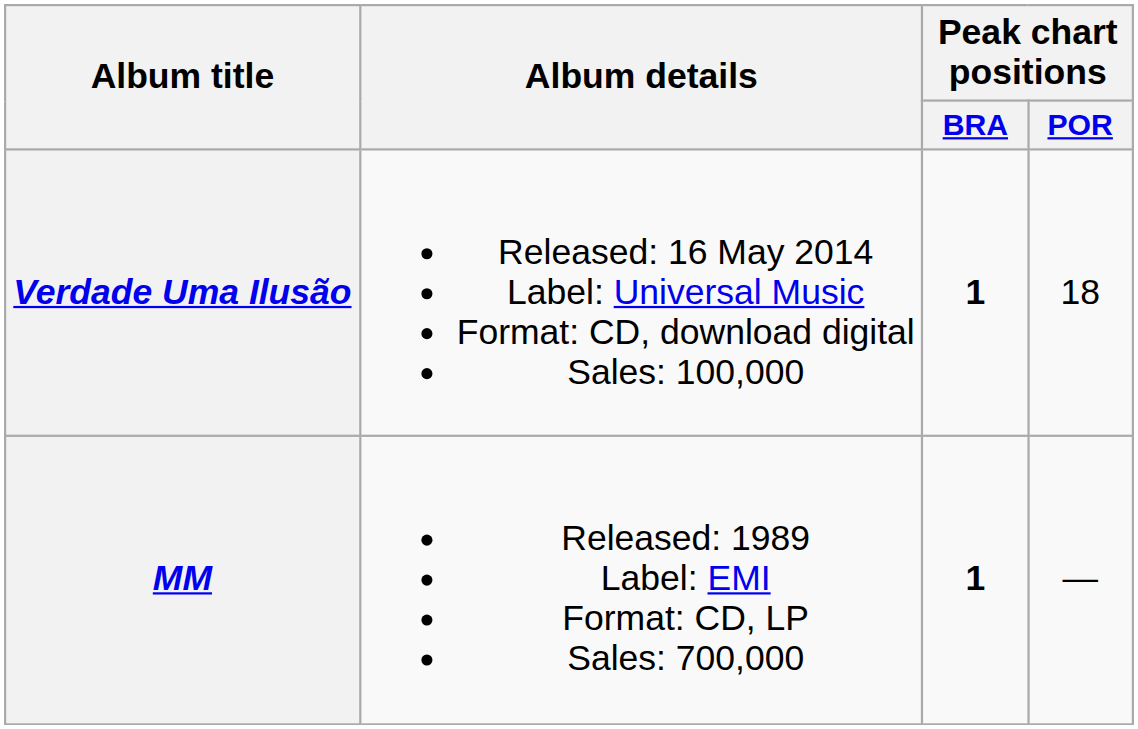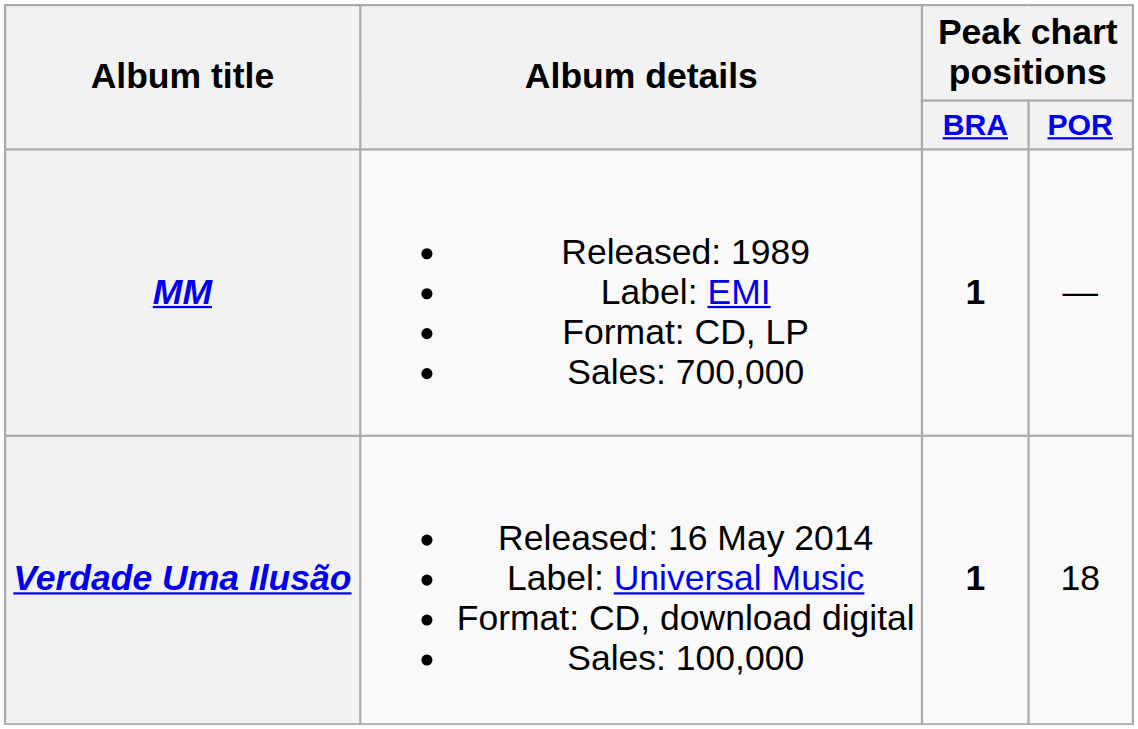rows swapped: (182, 579) <-> (182, 291)
